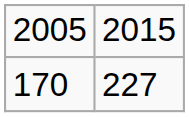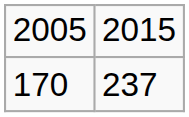(130, 83) 227 -> (130, 83) 237
